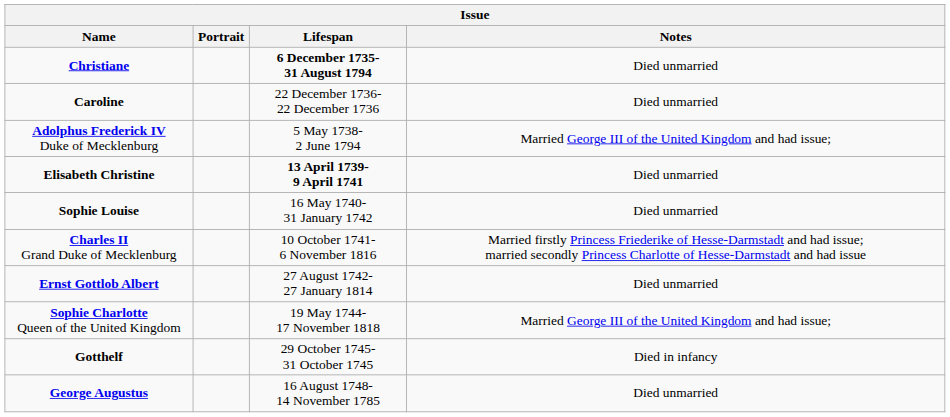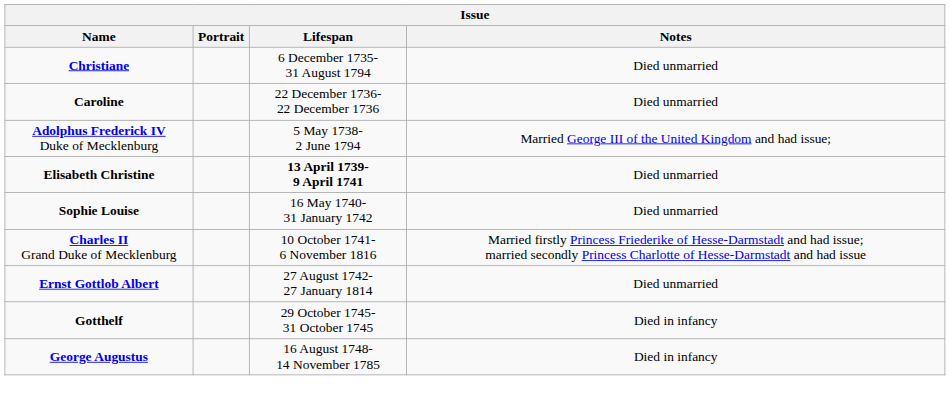(328, 65) bold -> (328, 65) normal
- row: (99, 320)
(676, 393) Died unmarried -> (676, 356) Died in infancy
